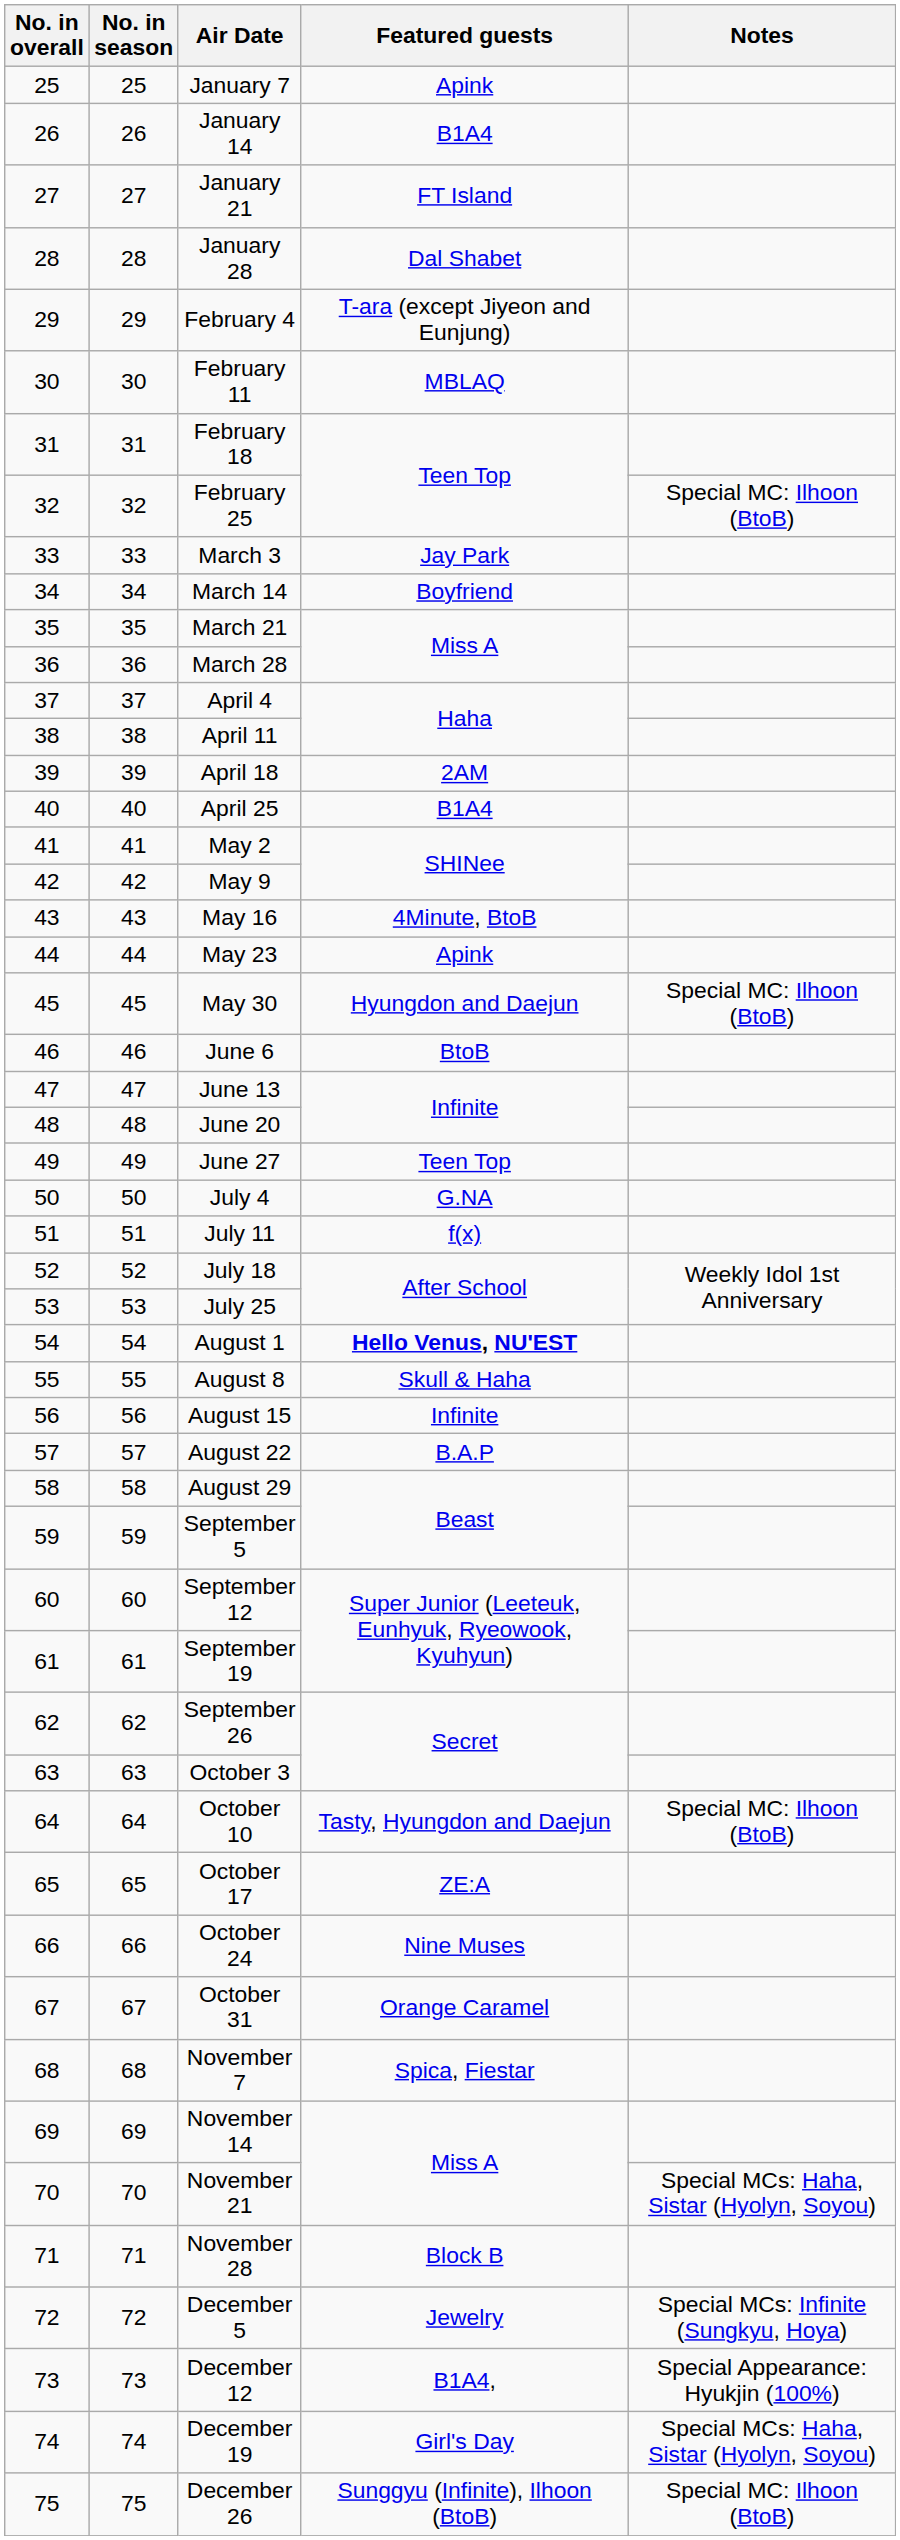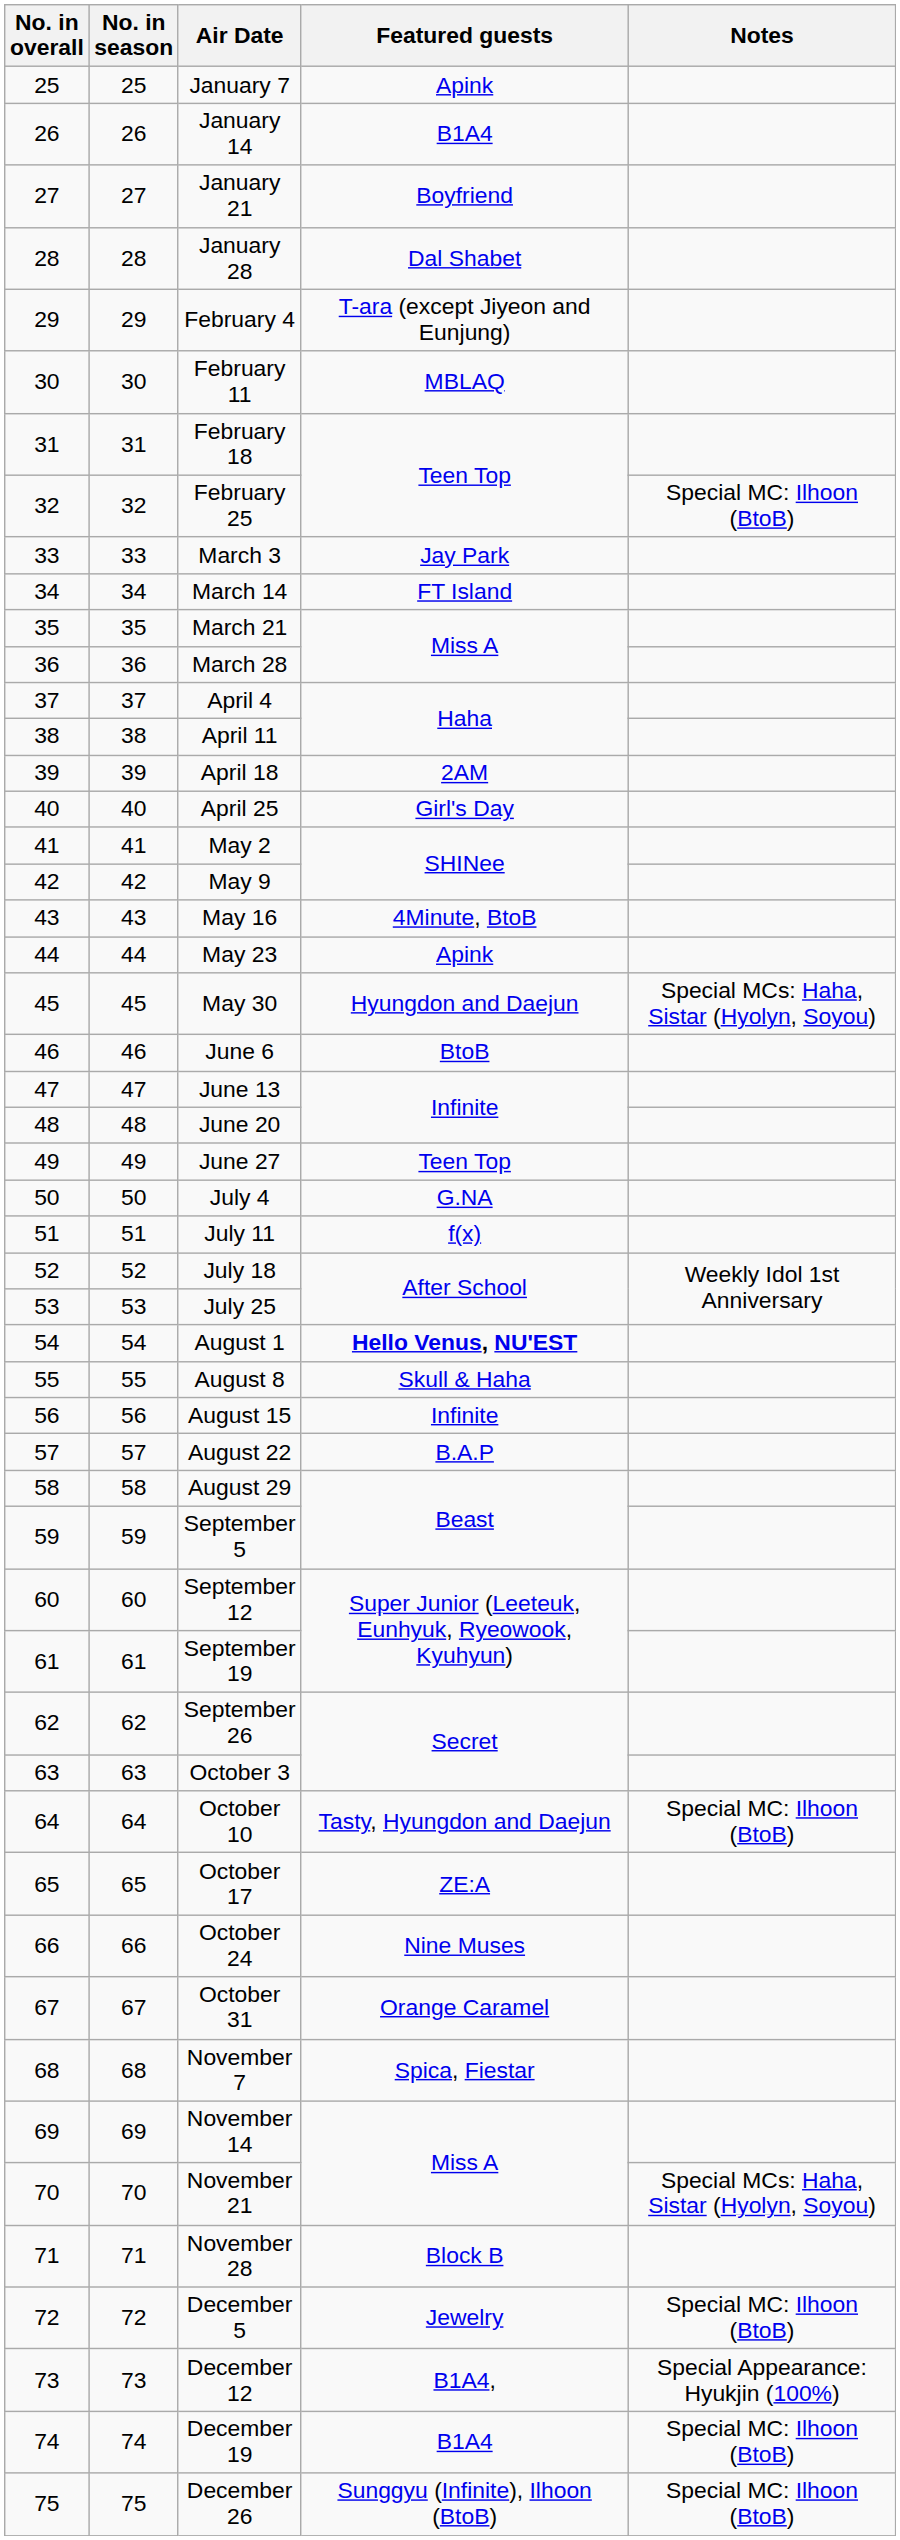(465, 195) FT Island -> (465, 195) Boyfriend
(465, 591) Boyfriend -> (465, 591) FT Island
(465, 809) B1A4 -> (465, 809) Girl's Day
(762, 1003) Special MC: Ilhoon (BtoB) -> (762, 1003) Special MCs: Haha, Sistar (Hyolyn, Soyou)
(762, 2317) Special MCs: Infinite (Sungkyu, Hoya) -> (762, 2317) Special MC: Ilhoon (BtoB)
(465, 2441) Girl's Day -> (465, 2441) B1A4
(762, 2441) Special MCs: Haha, Sistar (Hyolyn, Soyou) -> (762, 2441) Special MC: Ilhoon (BtoB)
